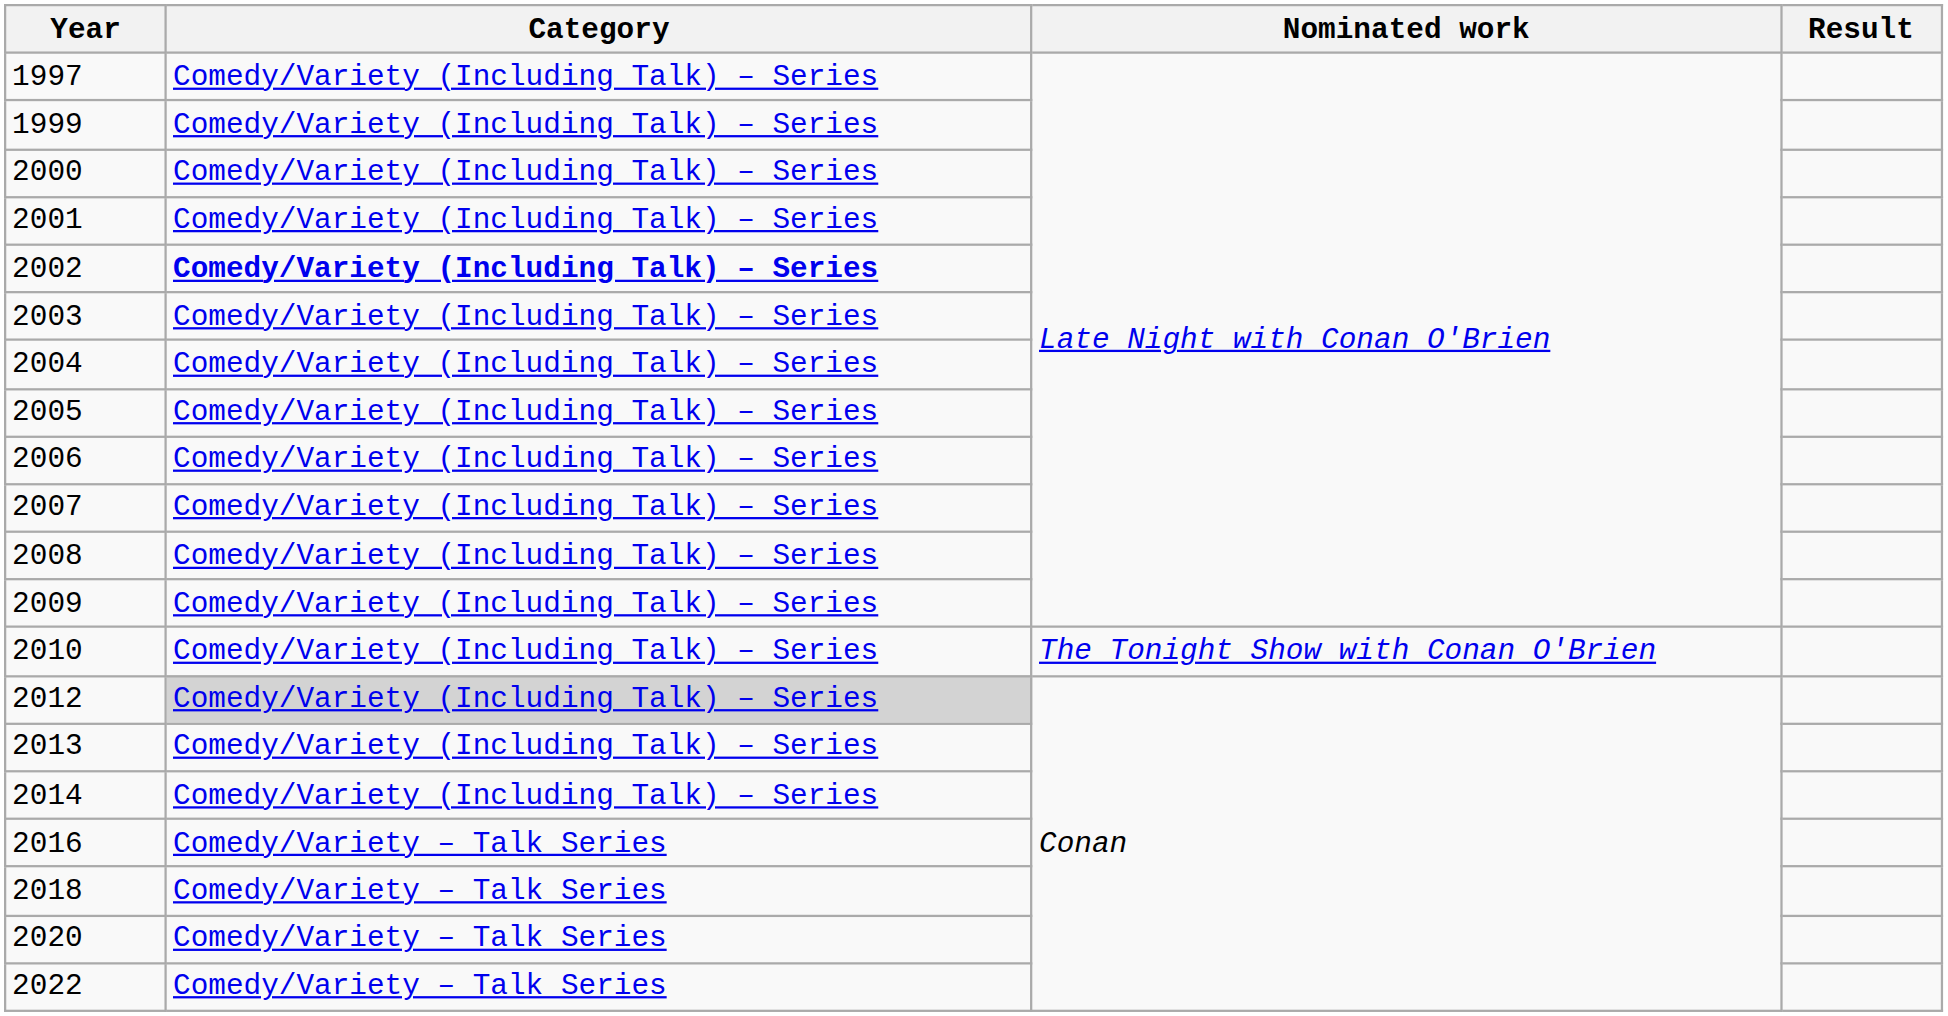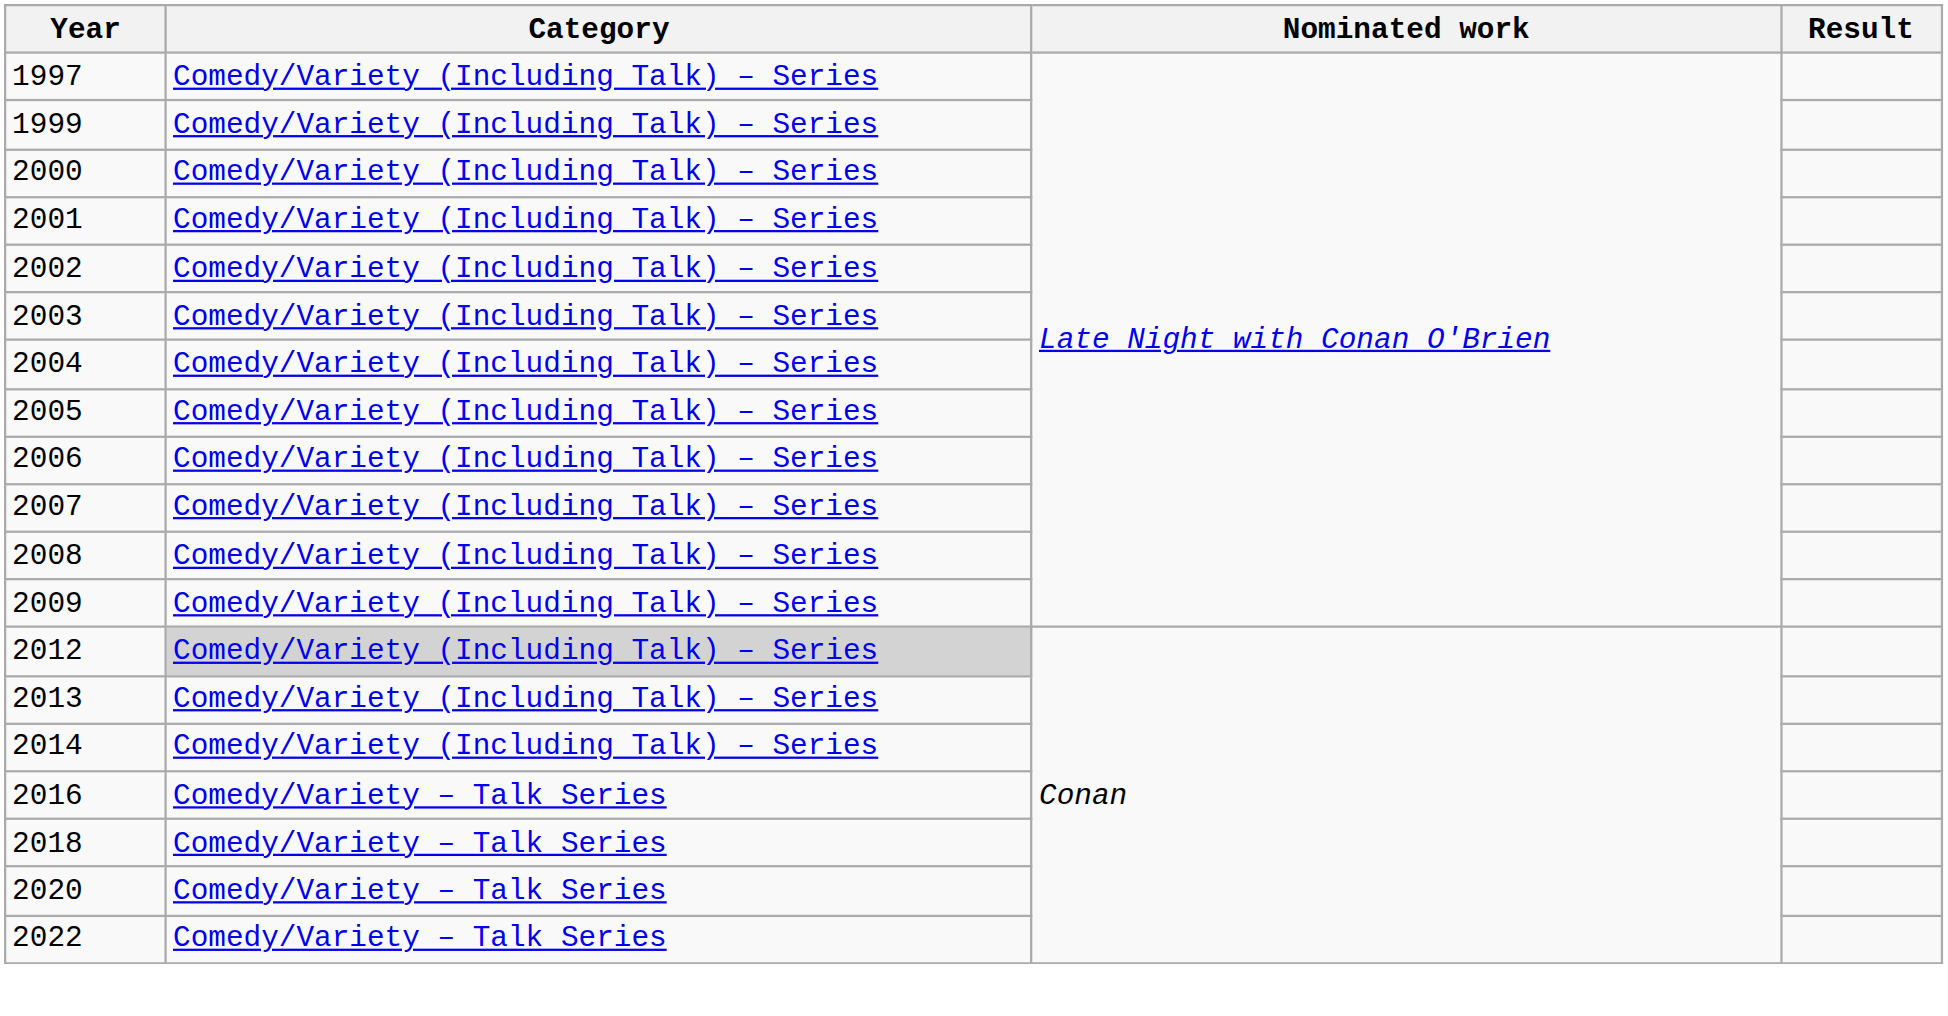(526, 268) bold -> (526, 268) normal
- row: (47, 652)
